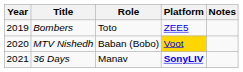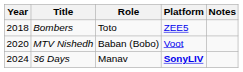(18, 28) 2019 -> (18, 28) 2018
(174, 43) gold background -> (174, 43) no background
(18, 59) 2021 -> (18, 59) 2024
